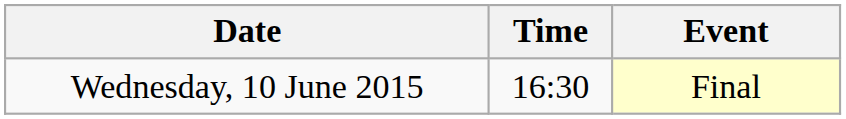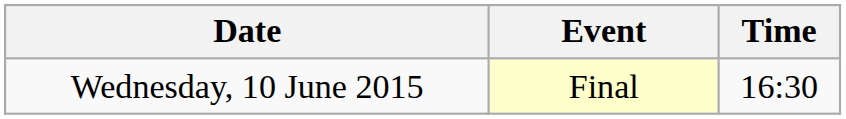columns swapped: (550, 31) <-> (726, 31)
